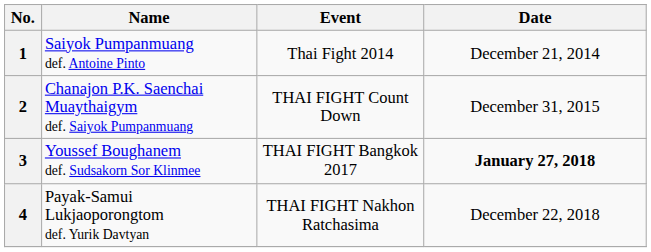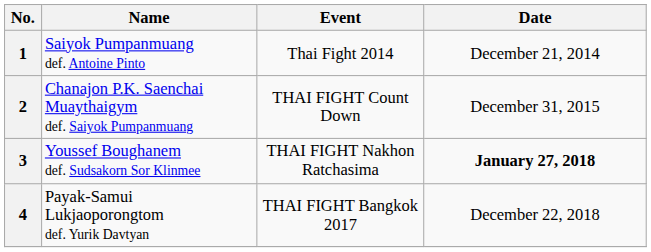(340, 160) THAI FIGHT Bangkok 2017 -> (340, 160) THAI FIGHT Nakhon Ratchasima
(340, 214) THAI FIGHT Nakhon Ratchasima -> (340, 214) THAI FIGHT Bangkok 2017
